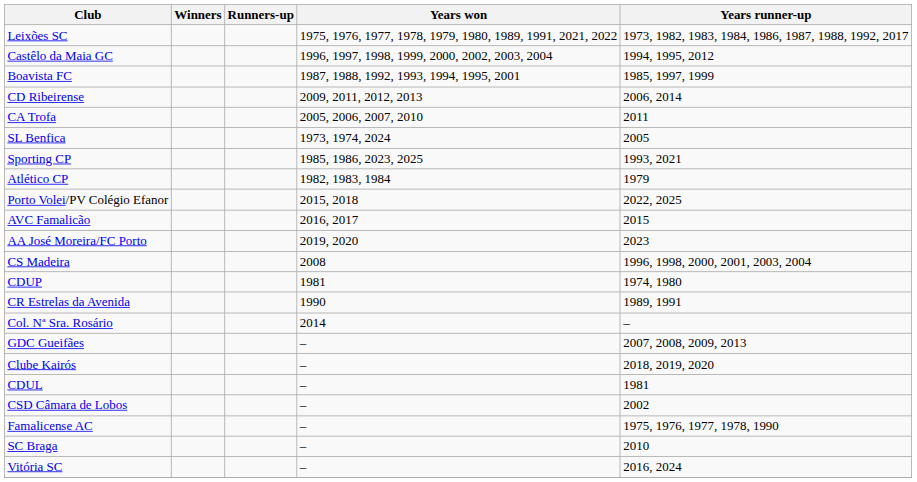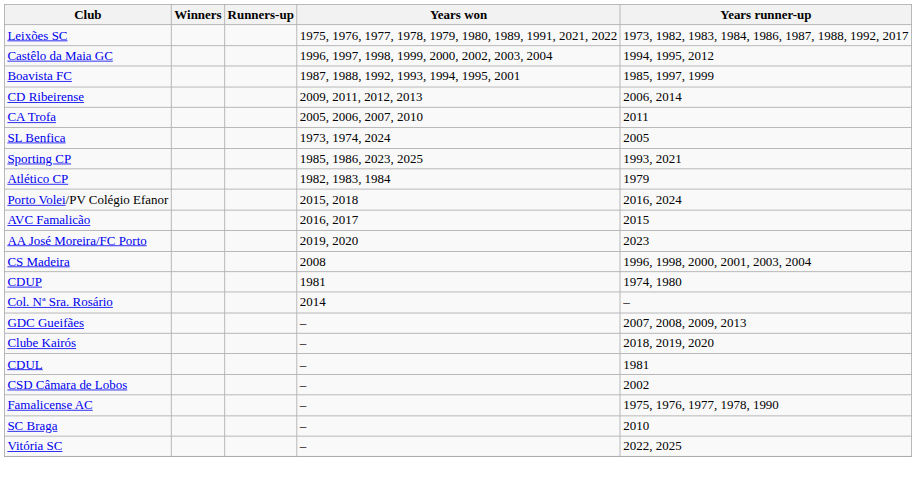(652, 199) 2022, 2025 -> (652, 199) 2016, 2024
- row: (69, 302)
(652, 466) 2016, 2024 -> (652, 446) 2022, 2025
